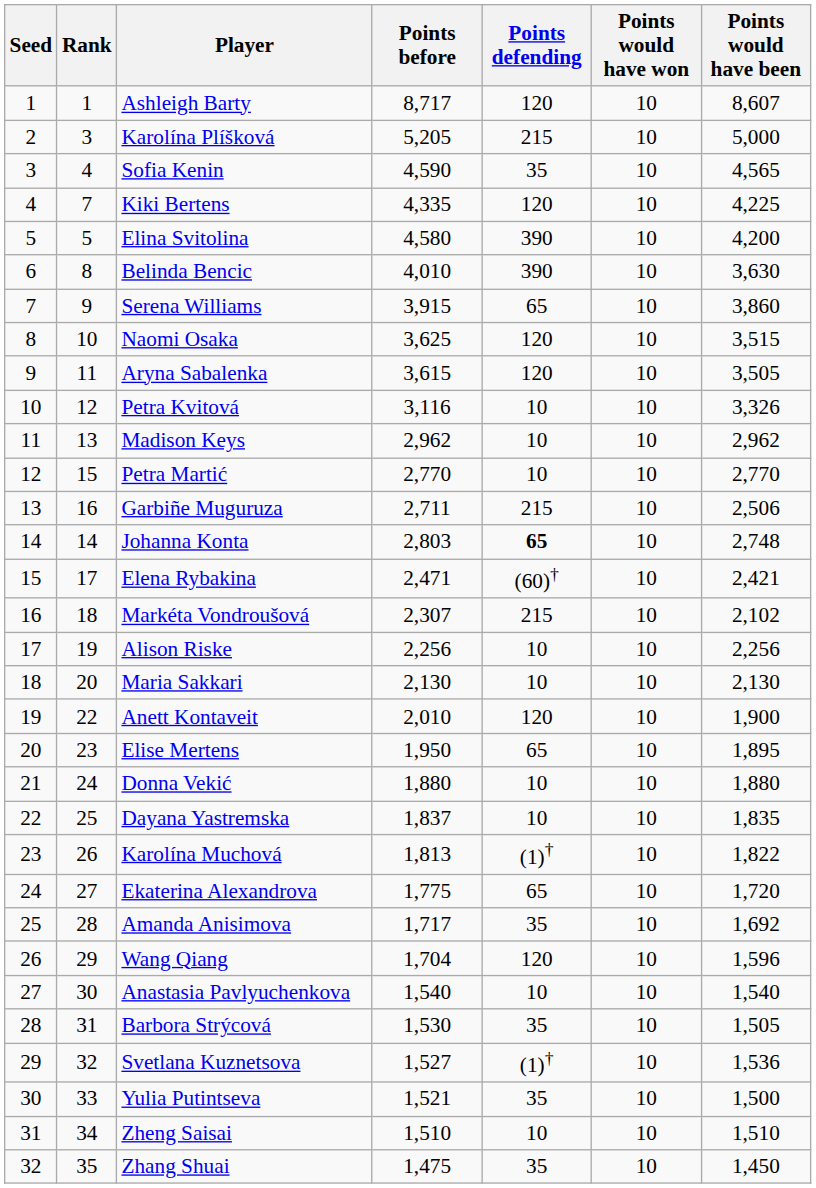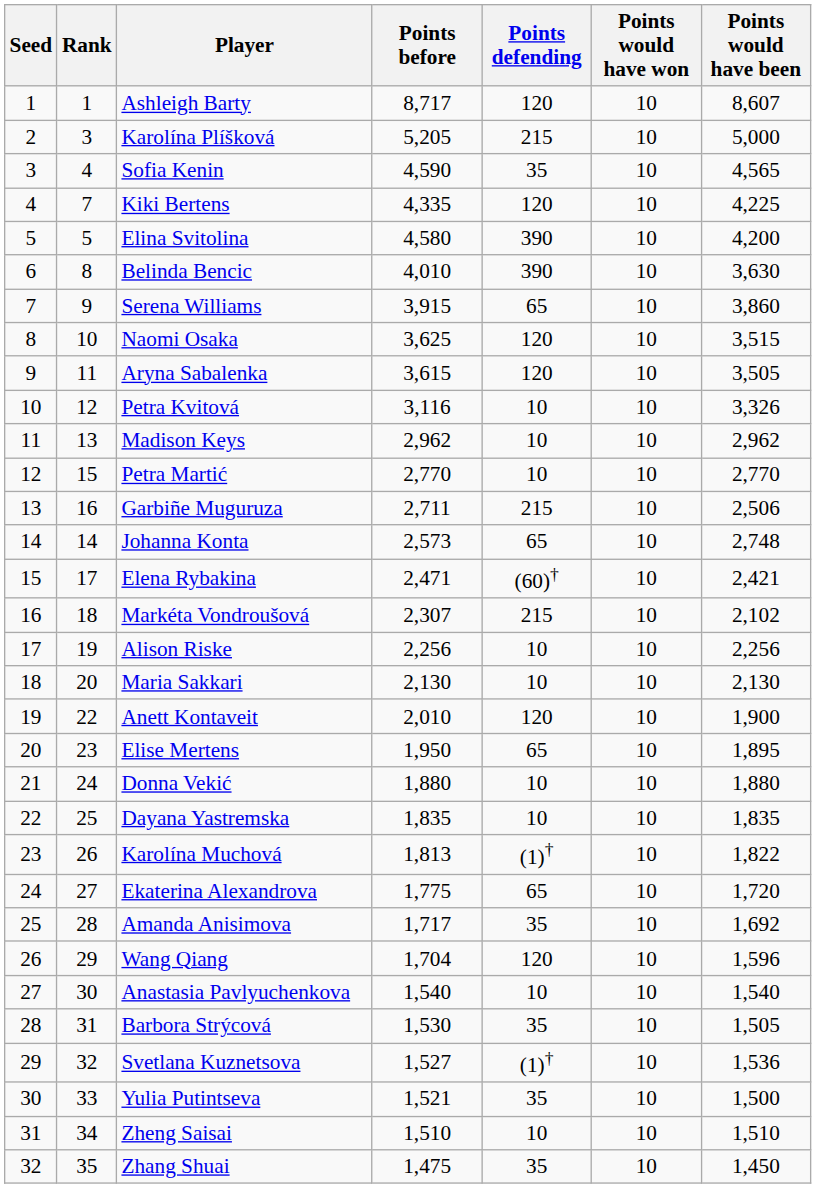(427, 541) 2,803 -> (427, 541) 2,573
(537, 541) bold -> (537, 541) normal
(427, 817) 1,837 -> (427, 817) 1,835
